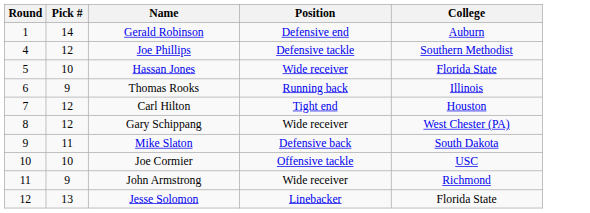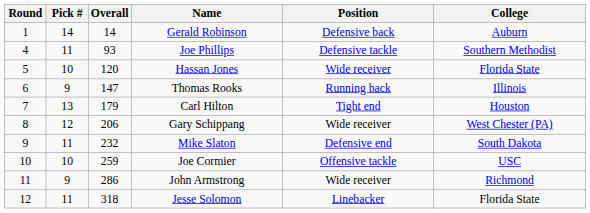+ column: (110, 13)
(315, 32) Defensive end -> (358, 32) Defensive back
(67, 50) 12 -> (67, 50) 11
(67, 106) 12 -> (67, 106) 13
(315, 143) Defensive back -> (358, 143) Defensive end
(67, 198) 13 -> (67, 198) 11
